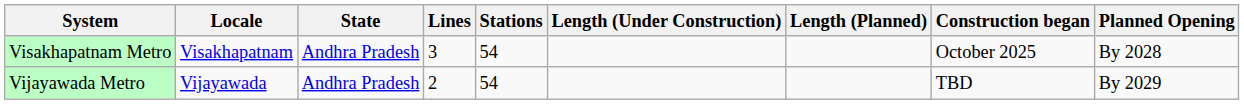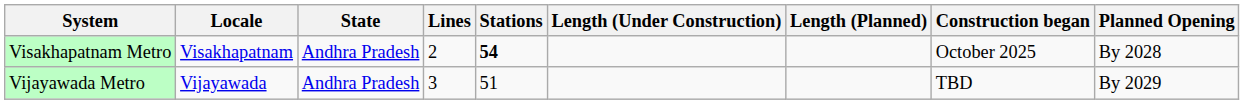(433, 51) 3 -> (433, 51) 2
(489, 51) normal -> (489, 51) bold
(433, 82) 2 -> (433, 82) 3
(489, 82) 54 -> (489, 82) 51
